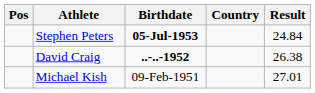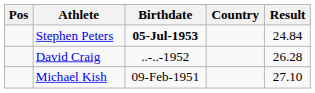(165, 56) bold -> (165, 56) normal
(288, 56) 26.38 -> (288, 56) 26.28
(288, 77) 27.01 -> (288, 77) 27.10
